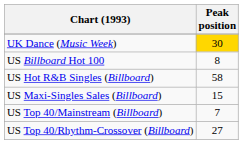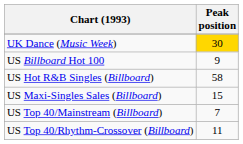(217, 60) 8 -> (217, 60) 9
(217, 130) 27 -> (217, 130) 11
